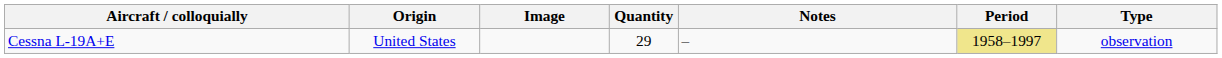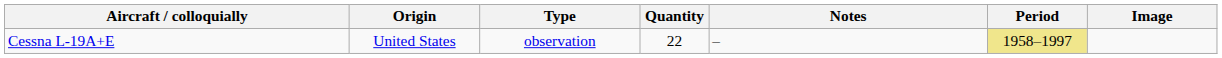columns swapped: (1137, 16) <-> (544, 16)
(644, 41) 29 -> (674, 41) 22
